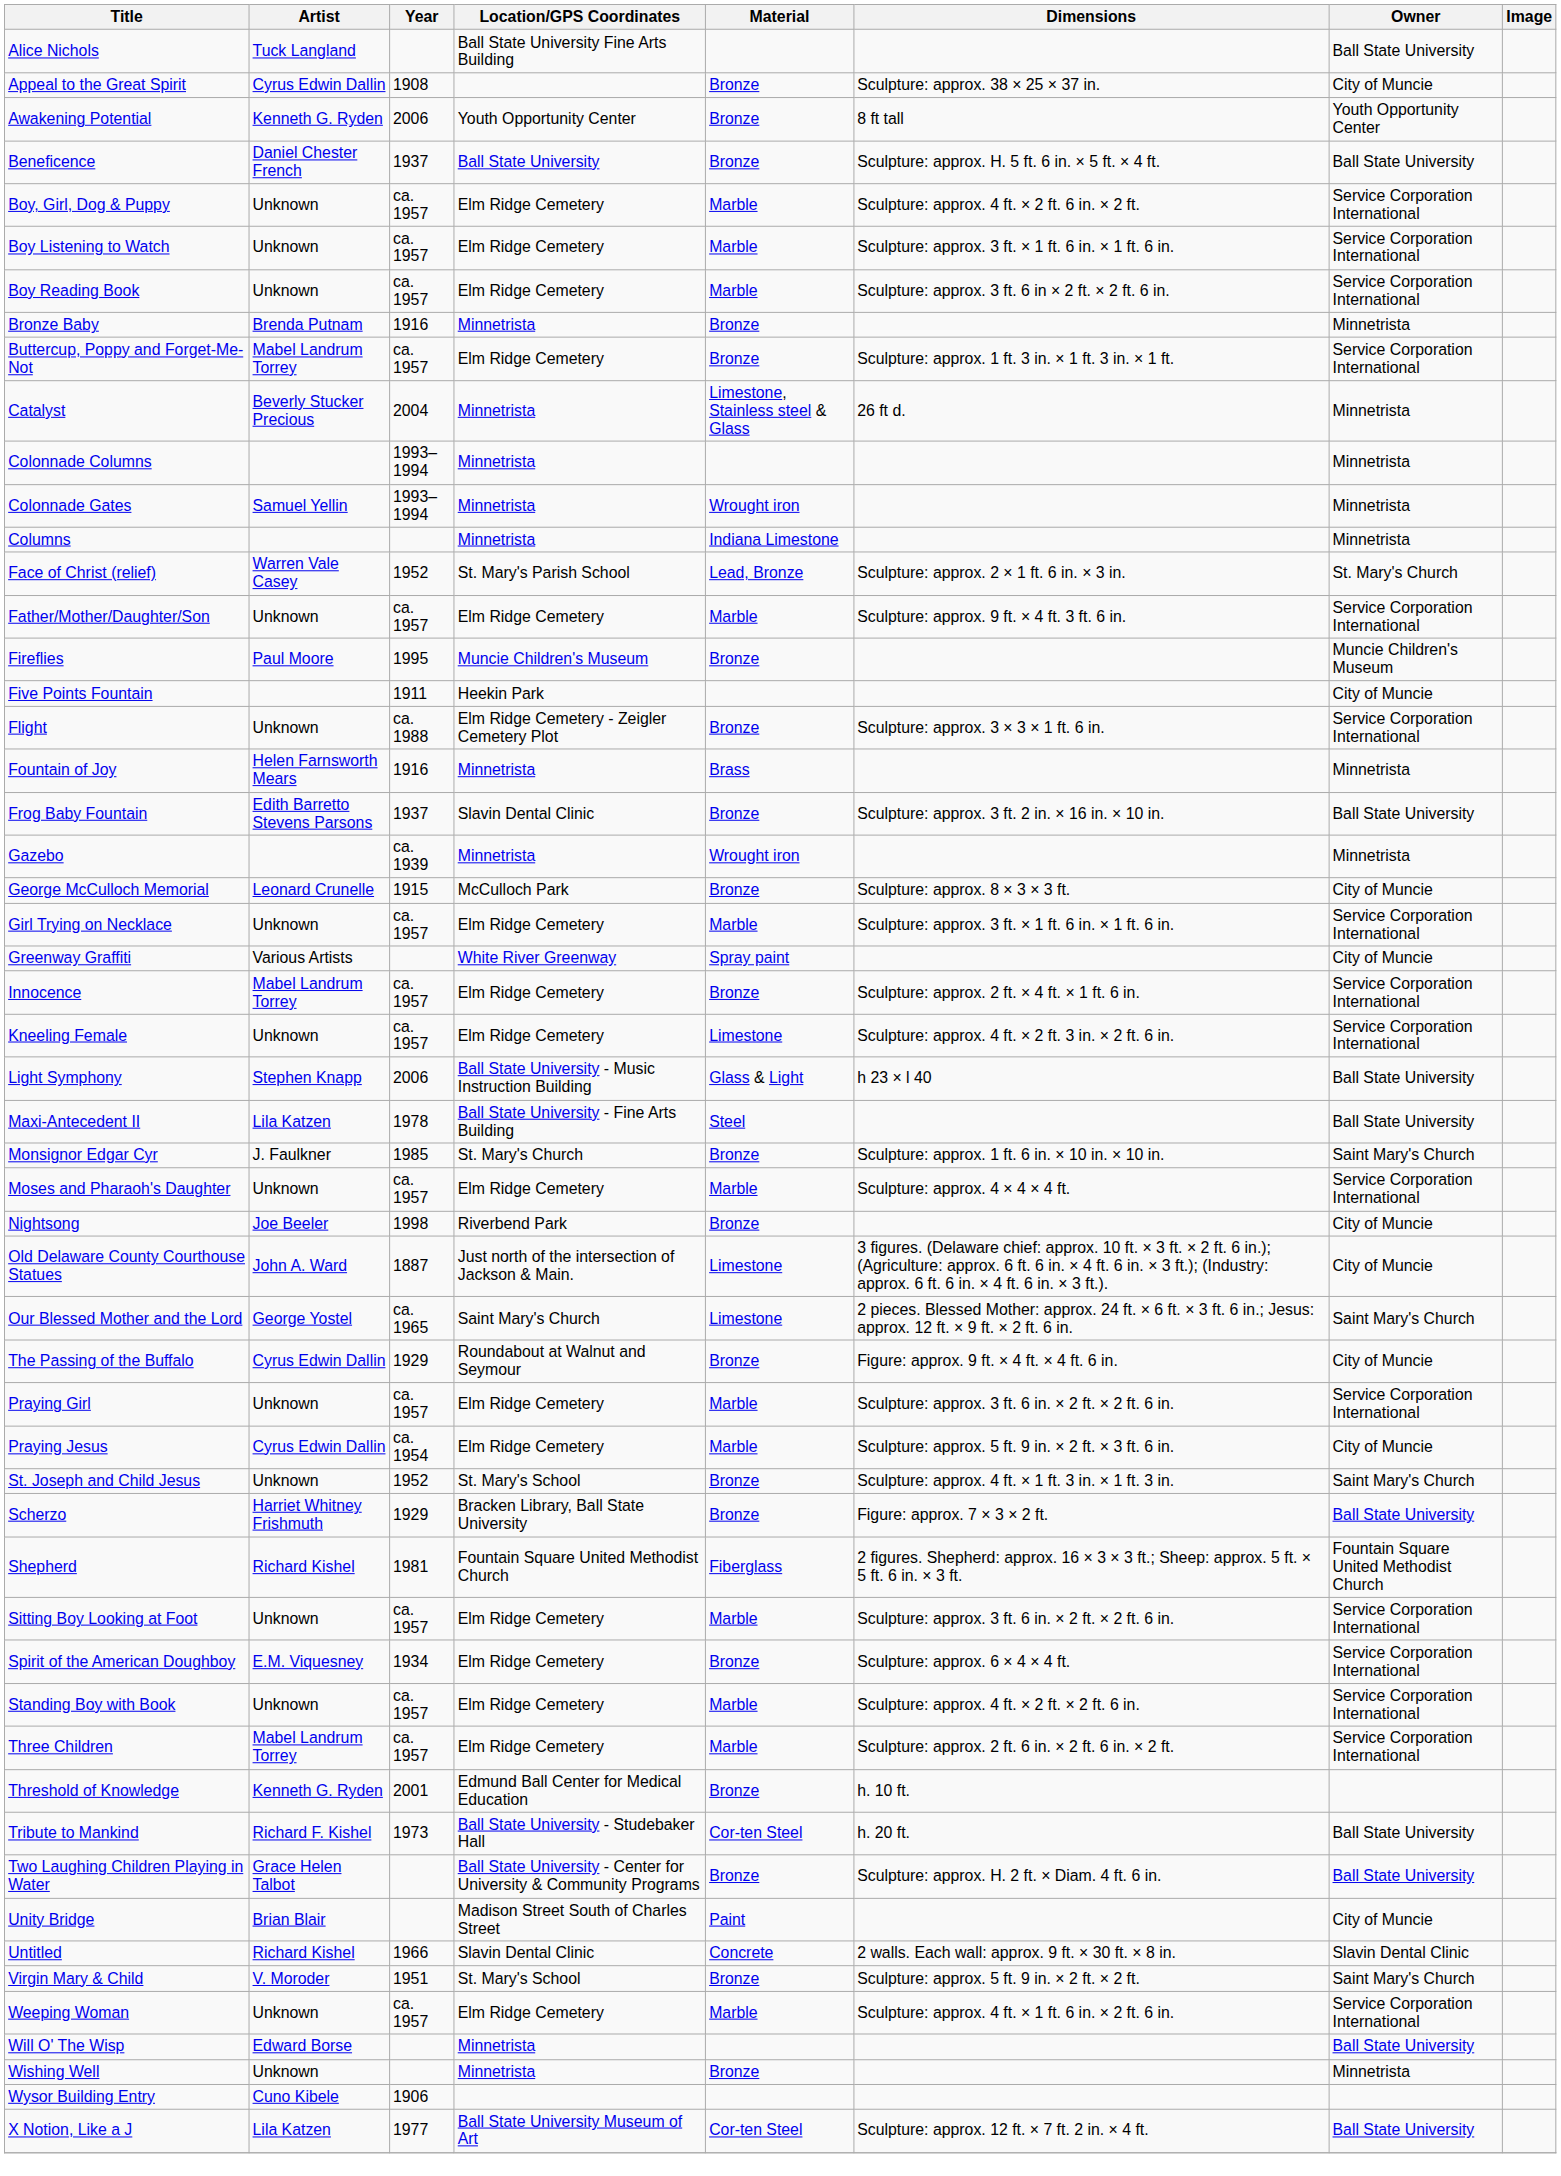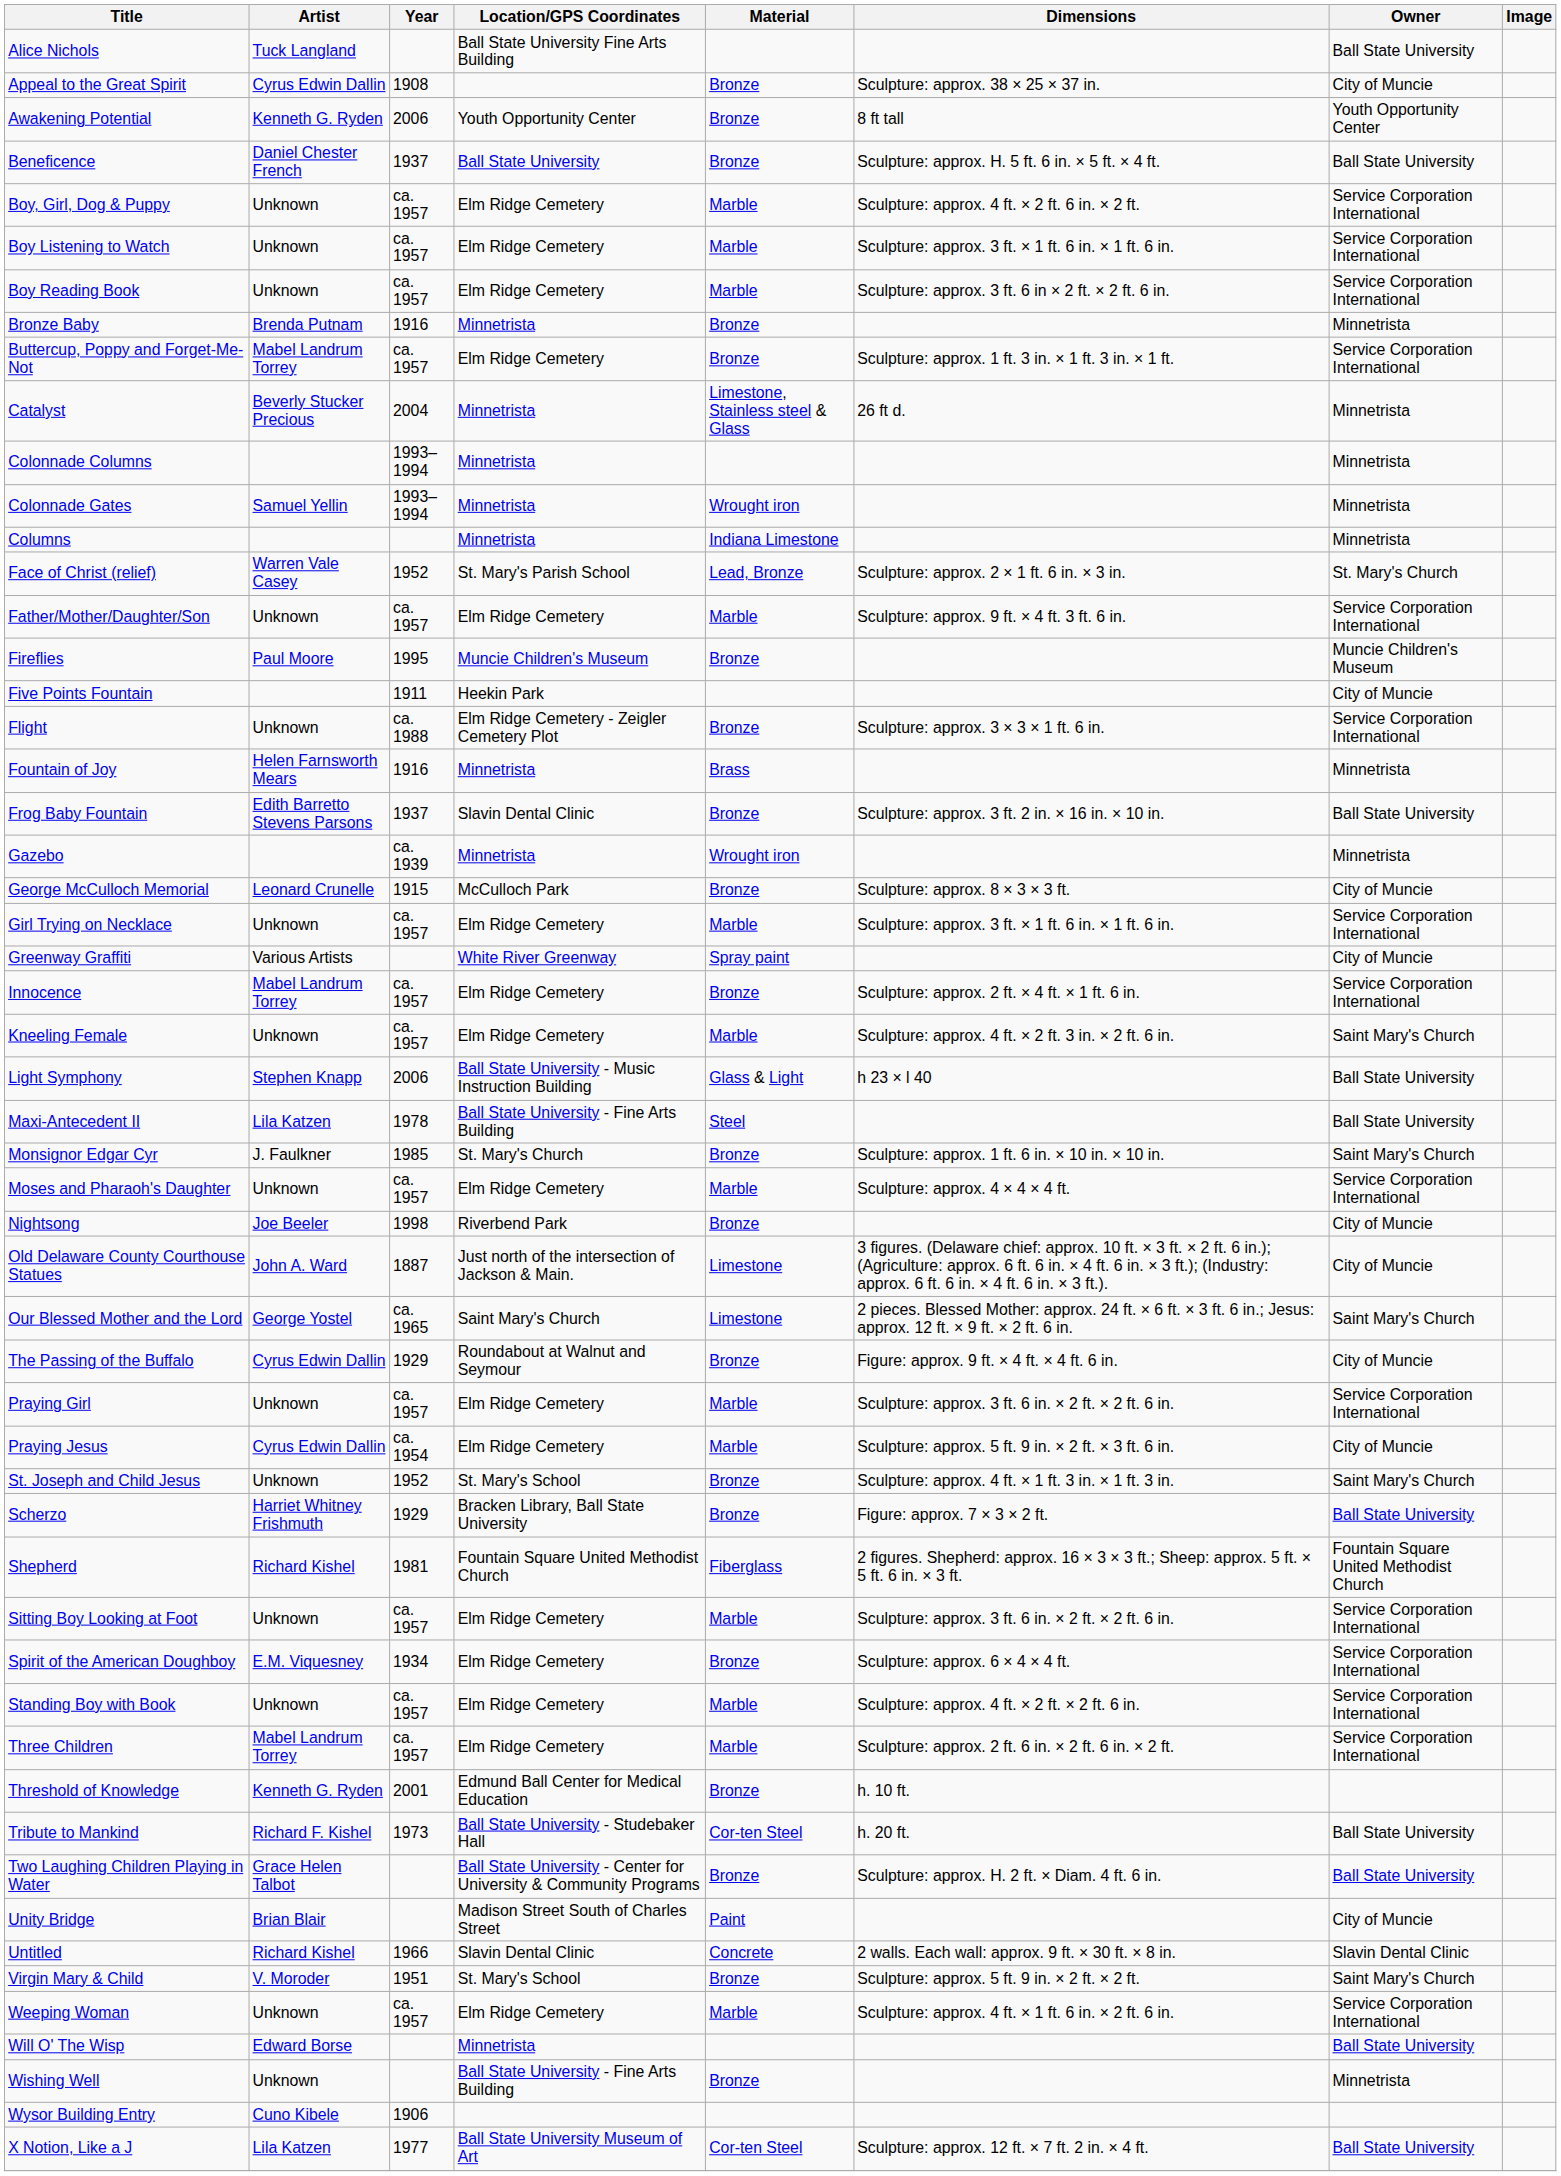(746, 1035) Limestone -> (733, 1035) Marble
(1403, 1035) Service Corporation International -> (1404, 1035) Saint Mary's Church
(496, 2071) Minnetrista -> (567, 2080) Ball State University - Fine Arts Building
